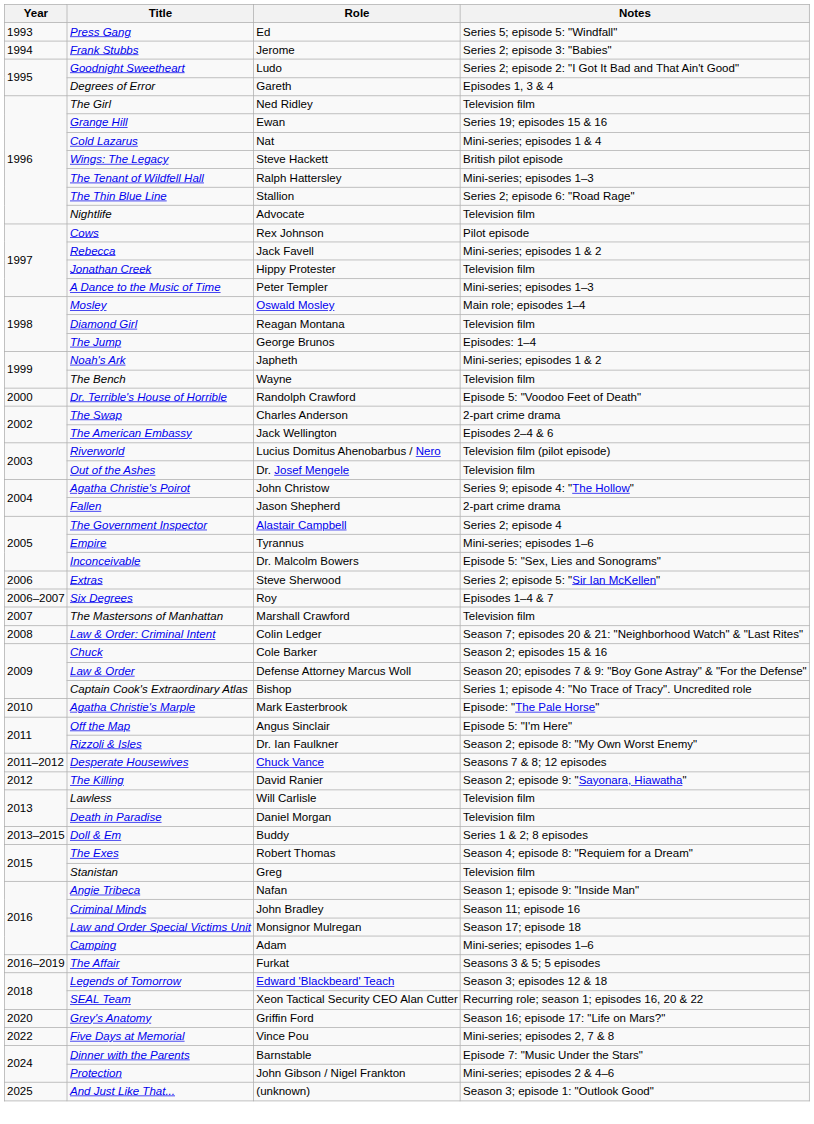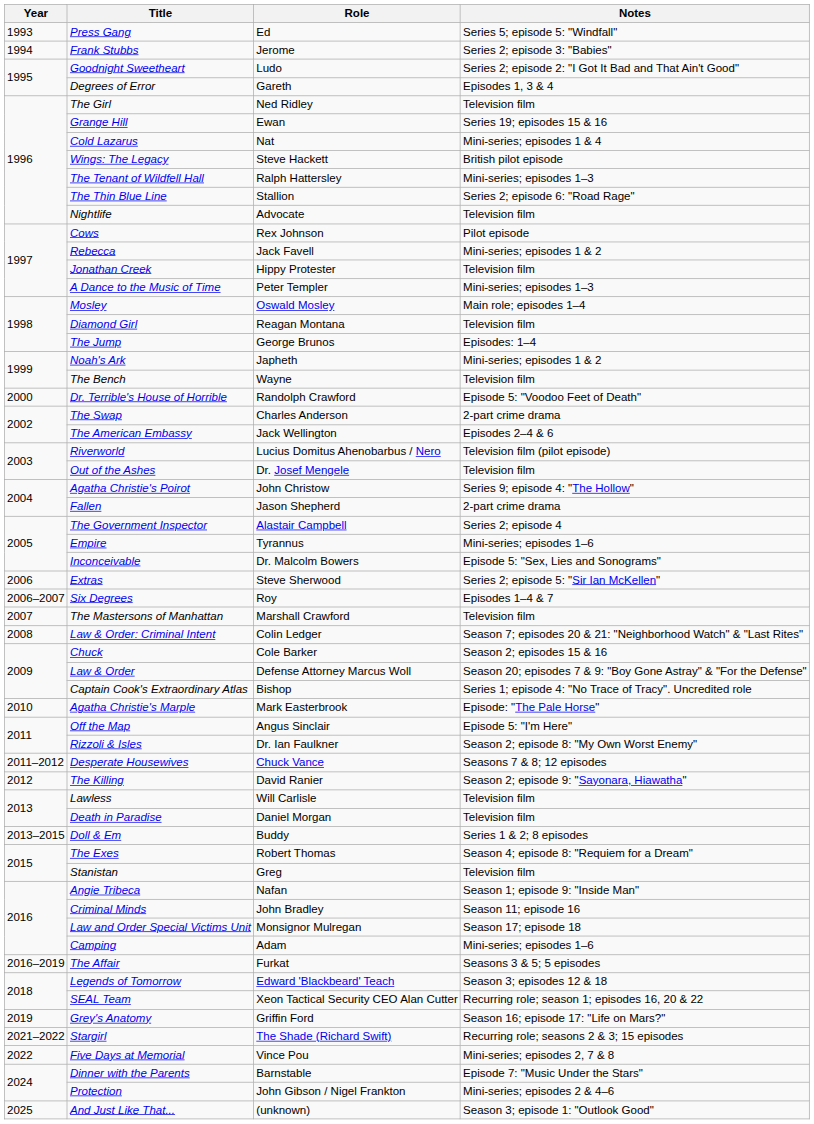(20, 1018) 2020 -> (20, 1018) 2019
+ row: (88, 1036)
